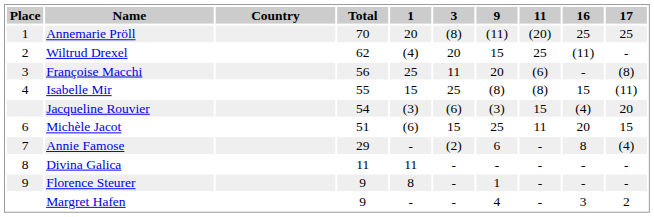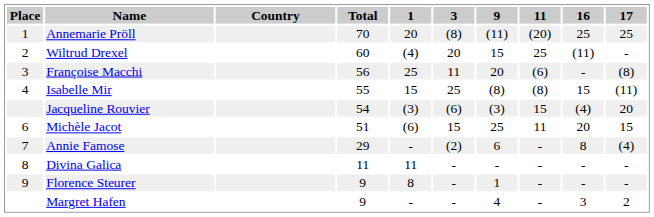(363, 53) 62 -> (363, 53) 60
